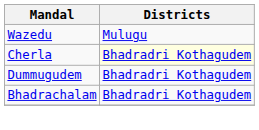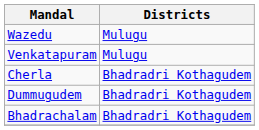+ row: (52, 55)
(177, 55) lightyellow background -> (177, 75) no background
